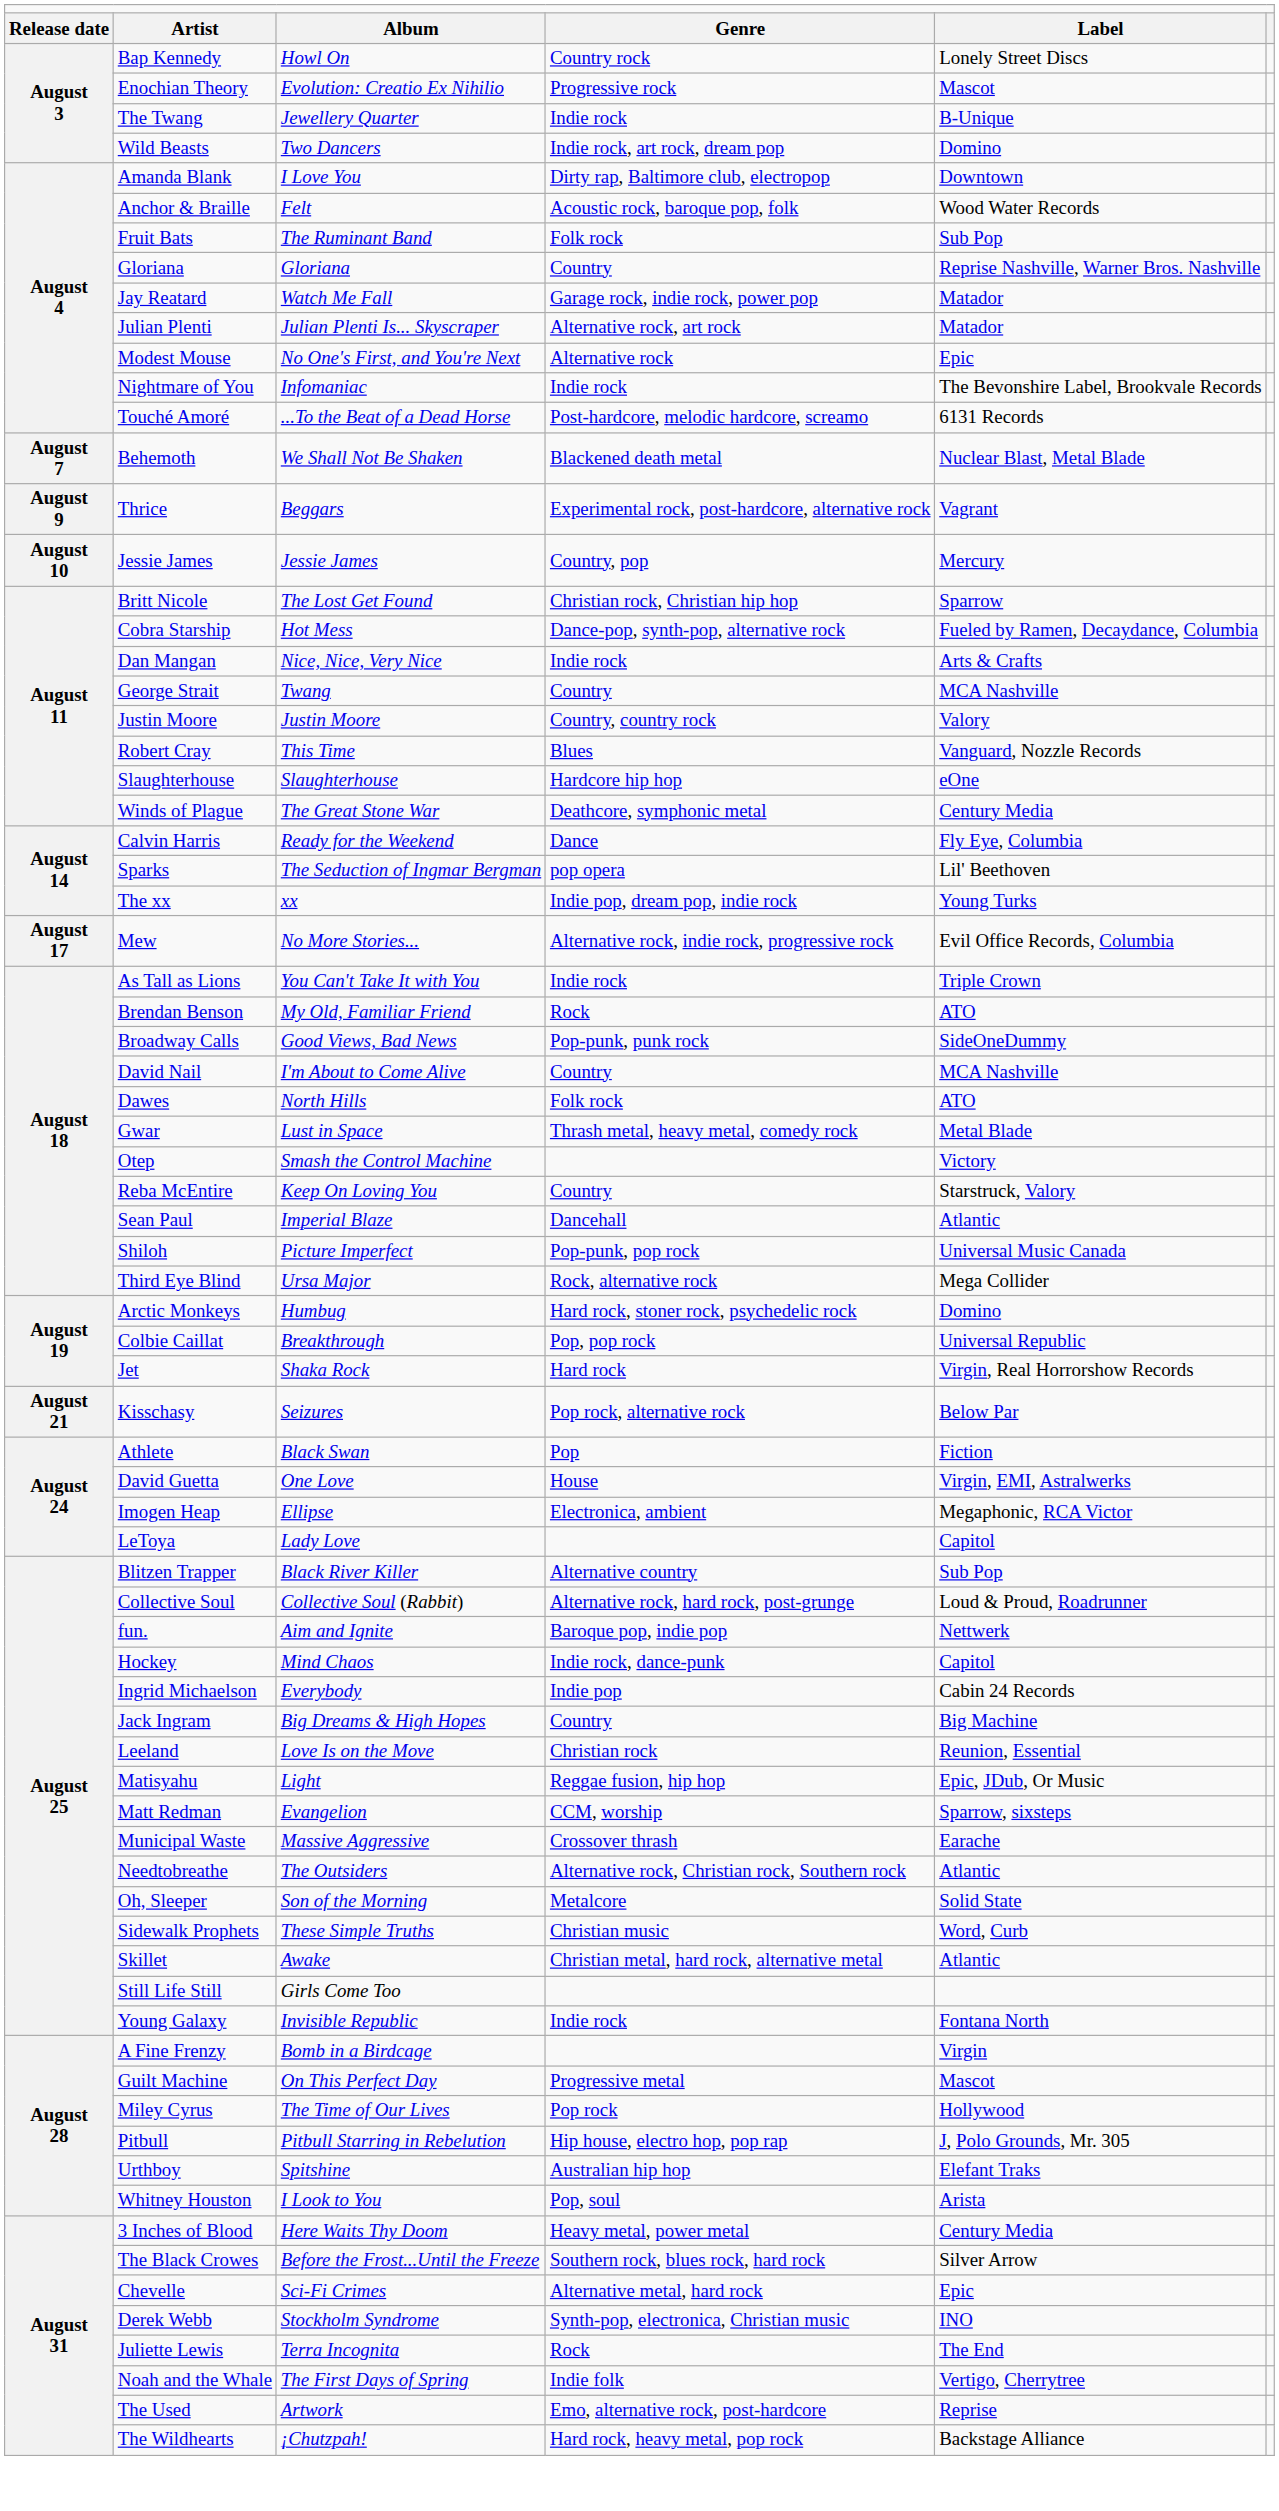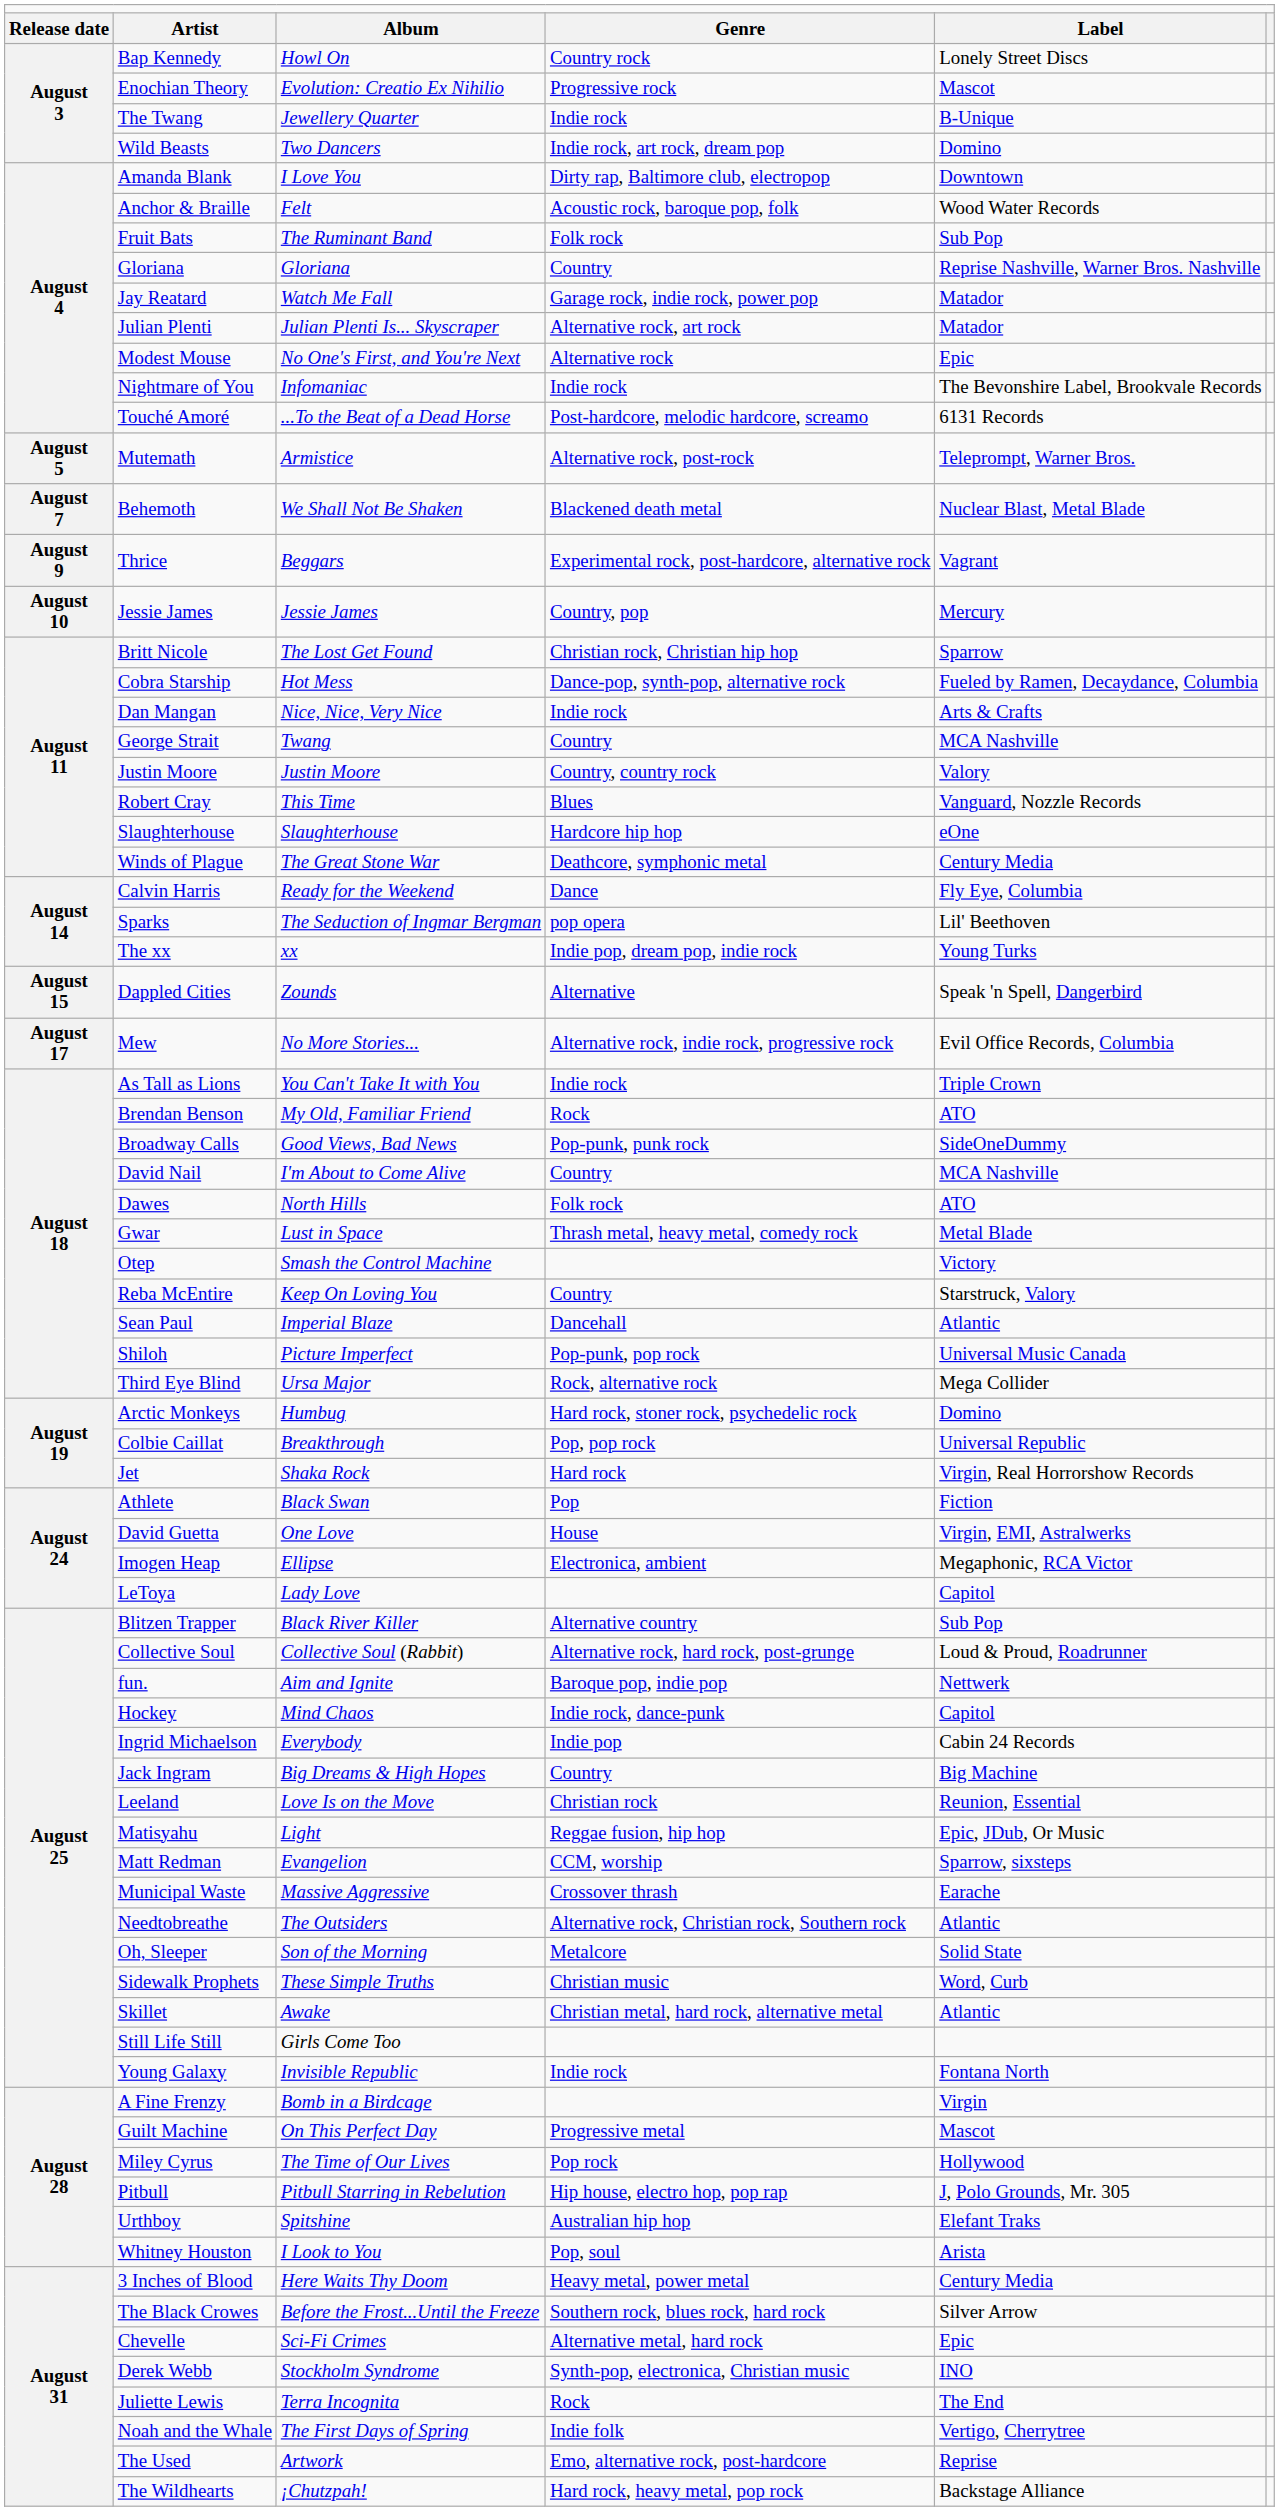+ row: (157, 457)
+ row: (174, 992)
- row: (156, 1411)
